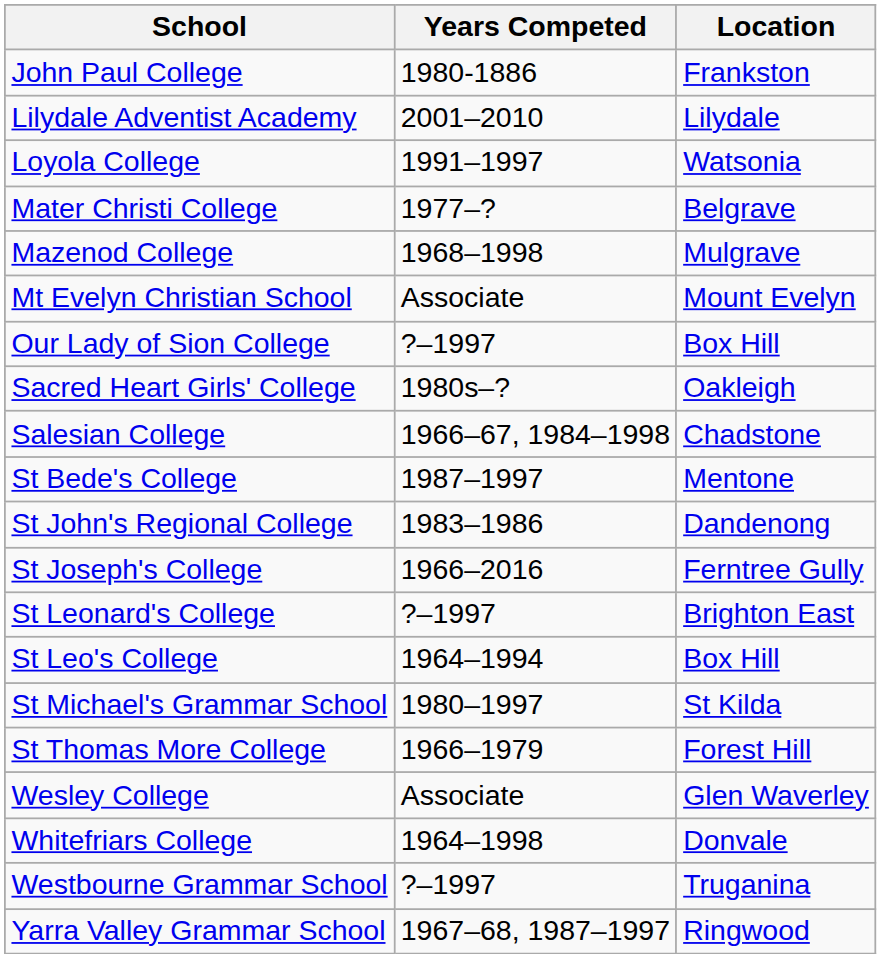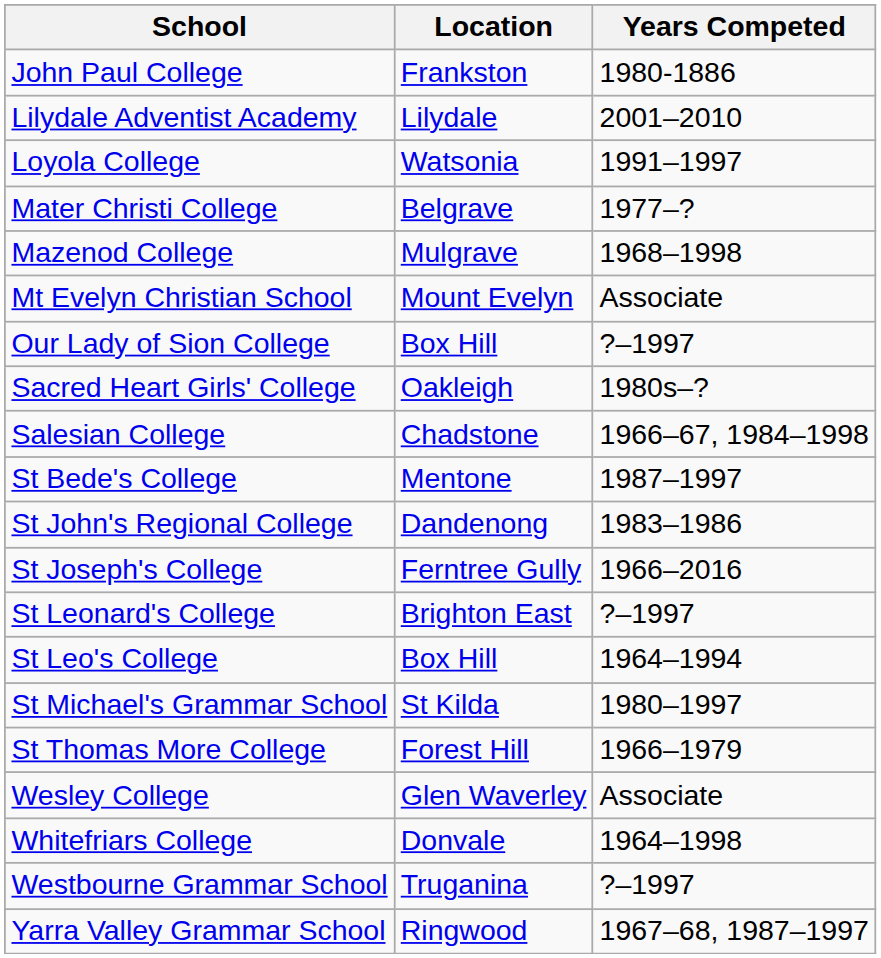columns swapped: (776, 27) <-> (535, 27)
